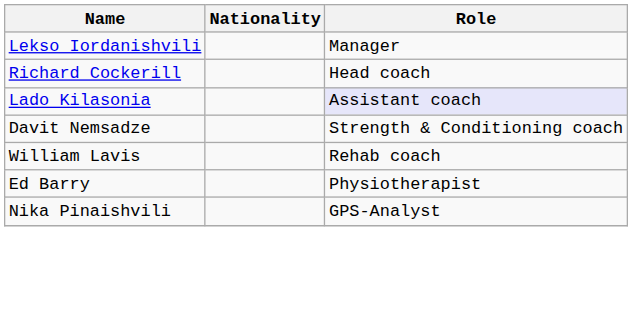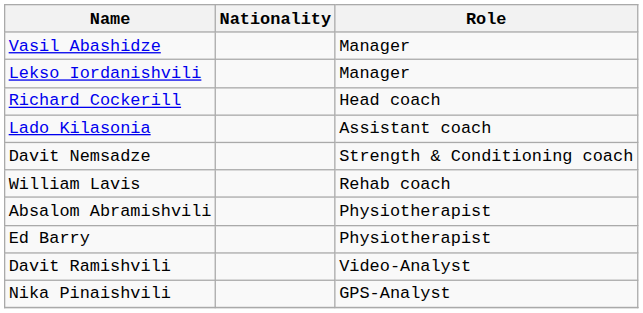+ row: (85, 46)
(405, 101) lavender background -> (415, 129) no background
+ row: (110, 211)
+ row: (90, 266)
